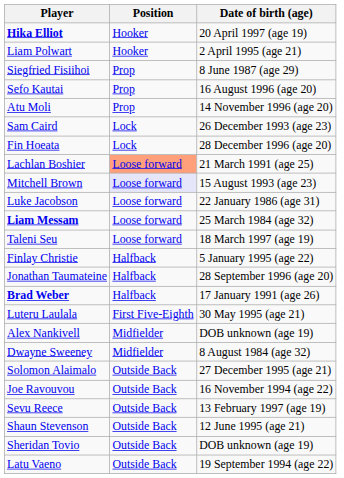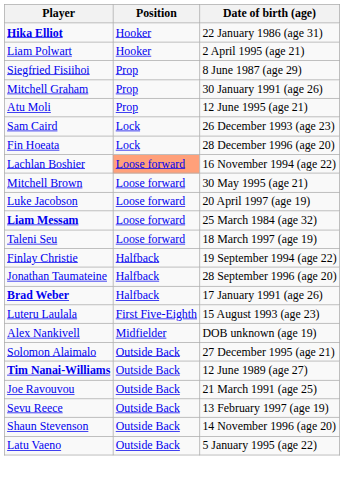(253, 32) 20 April 1997 (age 19) -> (263, 32) 22 January 1986 (age 31)
+ row: (48, 88)
- row: (35, 88)
(266, 107) 14 November 1996 (age 20) -> (255, 107) 12 June 1995 (age 21)
(256, 164) 21 March 1991 (age 25) -> (269, 164) 16 November 1994 (age 22)
(147, 182) lavender background -> (150, 182) no background
(258, 182) 15 August 1993 (age 23) -> (255, 182) 30 May 1995 (age 21)
(259, 201) 22 January 1986 (age 31) -> (256, 201) 20 April 1997 (age 19)
(256, 257) 5 January 1995 (age 22) -> (270, 257) 19 September 1994 (age 22)
(252, 314) 30 May 1995 (age 21) -> (261, 314) 15 August 1993 (age 23)
- row: (50, 351)
+ row: (59, 370)
(266, 389) 16 November 1994 (age 22) -> (260, 389) 21 March 1991 (age 25)
(252, 426) 12 June 1995 (age 21) -> (269, 426) 14 November 1996 (age 20)
- row: (43, 445)
(266, 464) 19 September 1994 (age 22) -> (260, 445) 5 January 1995 (age 22)
